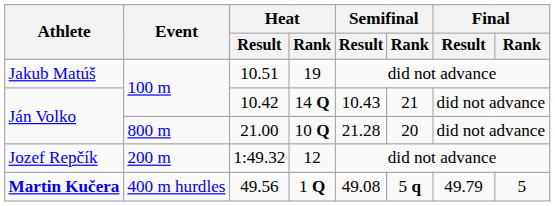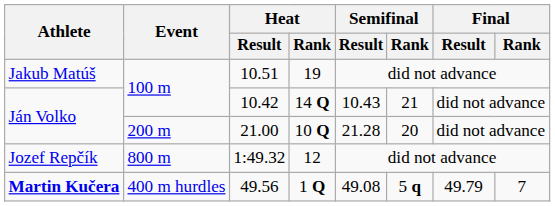(149, 130) 800 m -> (149, 130) 200 m
(149, 158) 200 m -> (149, 158) 800 m
(522, 187) 5 -> (522, 187) 7
